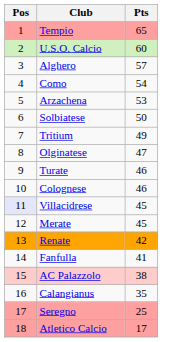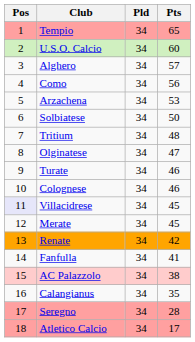+ column: (141, 13)
(141, 83) 54 -> (174, 83) 56
(141, 135) 49 -> (174, 135) 48
(141, 310) 25 -> (174, 310) 28
